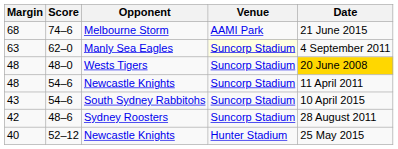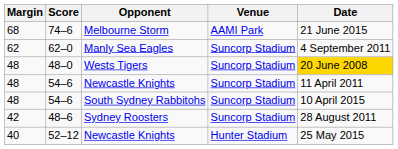(13, 48) 63 -> (13, 48) 62
(253, 48) lightyellow background -> (253, 48) no background
(13, 100) 43 -> (13, 100) 48
